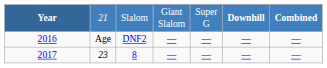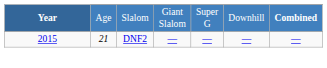(103, 18) 21 -> (103, 18) Age
(246, 18) bold -> (246, 18) normal
(47, 39) 2016 -> (47, 39) 2015
(103, 39) Age -> (103, 39) 21
- row: (134, 55)
